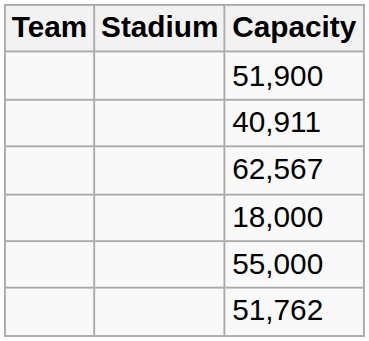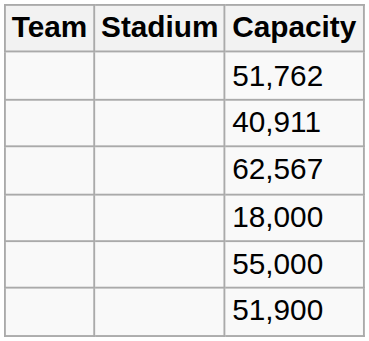rows swapped: (278, 311) <-> (278, 75)
